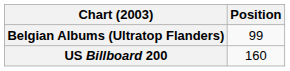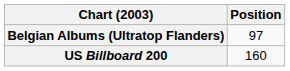(256, 35) 99 -> (256, 35) 97
